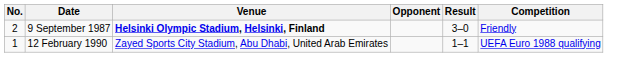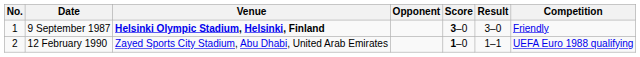+ column: (459, 12)
(15, 28) 2 -> (15, 28) 1
(15, 44) 1 -> (15, 44) 2
